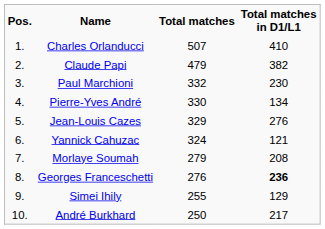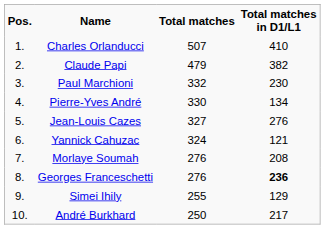(197, 121) 329 -> (197, 121) 327
(197, 158) 279 -> (197, 158) 276
